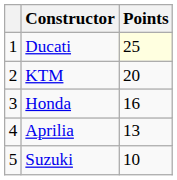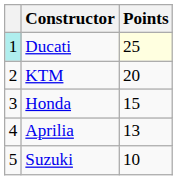(13, 46) no background -> (13, 46) paleturquoise background
(131, 103) 16 -> (131, 103) 15
